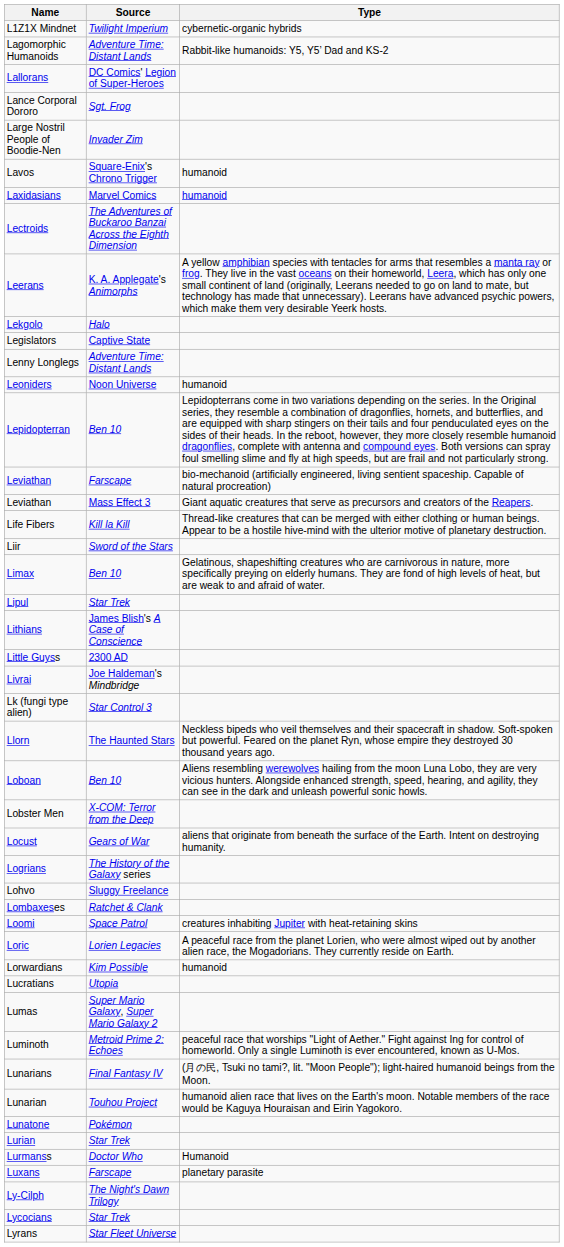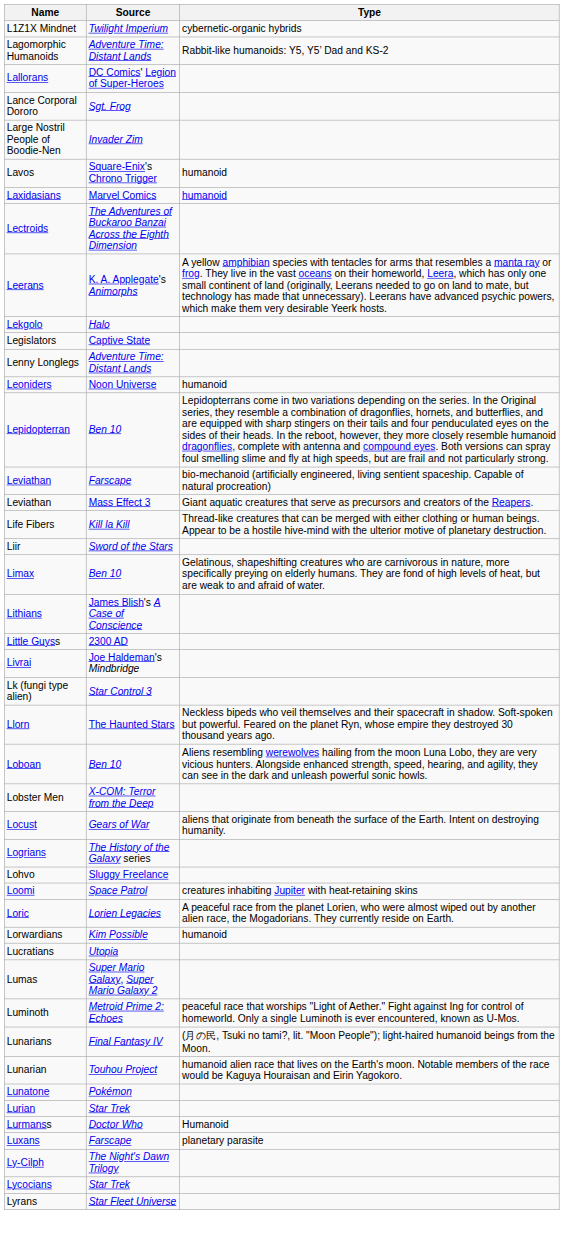- row: (17, 602)
- row: (36, 907)
